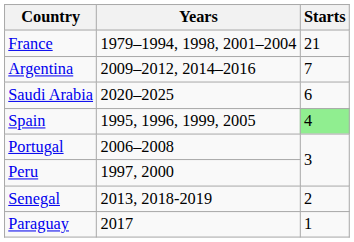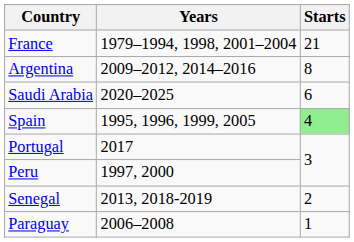(308, 69) 7 -> (308, 69) 8
(137, 146) 2006–2008 -> (117, 146) 2017
(117, 224) 2017 -> (137, 224) 2006–2008
